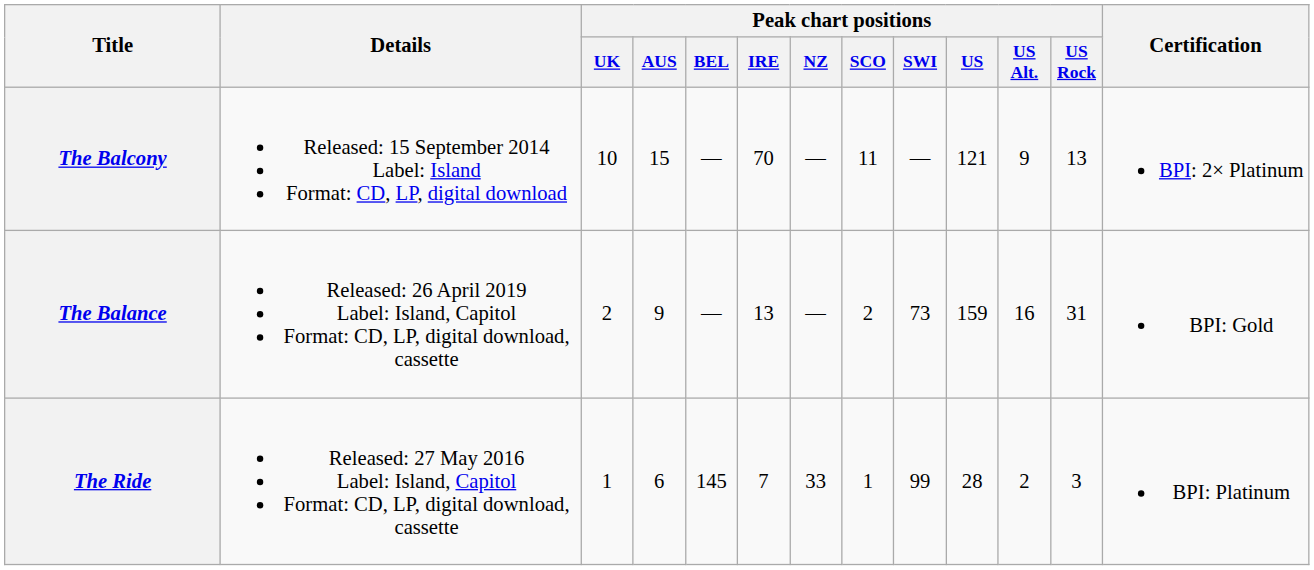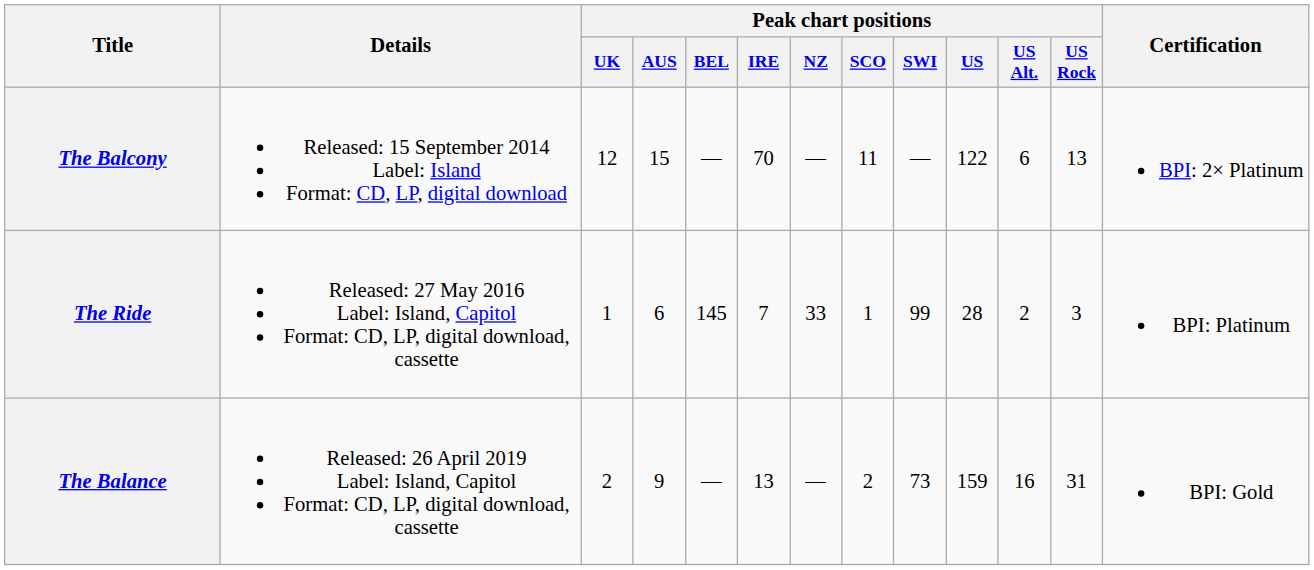(607, 158) 10 -> (607, 158) 12
(972, 158) 121 -> (972, 158) 122
(1024, 158) 9 -> (1024, 158) 6
rows swapped: (113, 480) <-> (113, 313)
